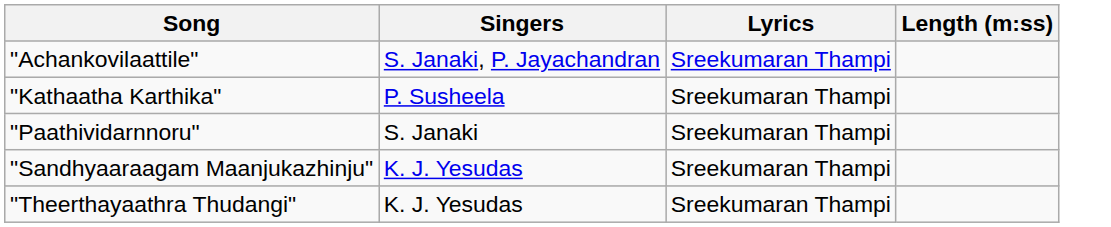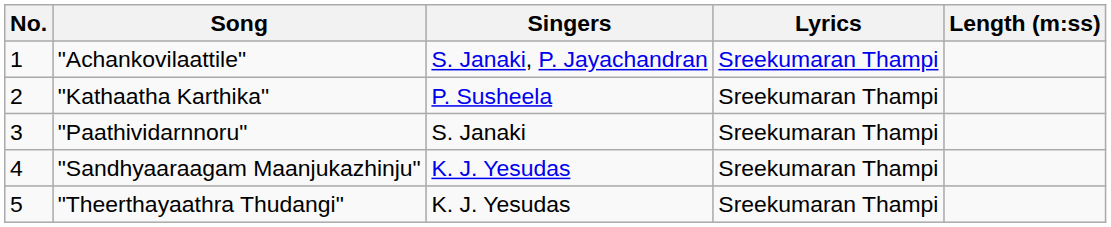+ column: (29, 23)
